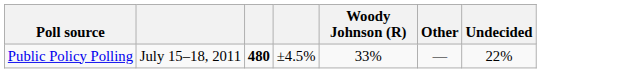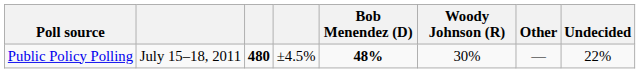+ column: (368, 24)
(368, 56) 33% -> (467, 56) 30%
